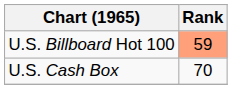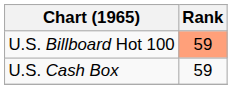(203, 71) 70 -> (203, 71) 59
